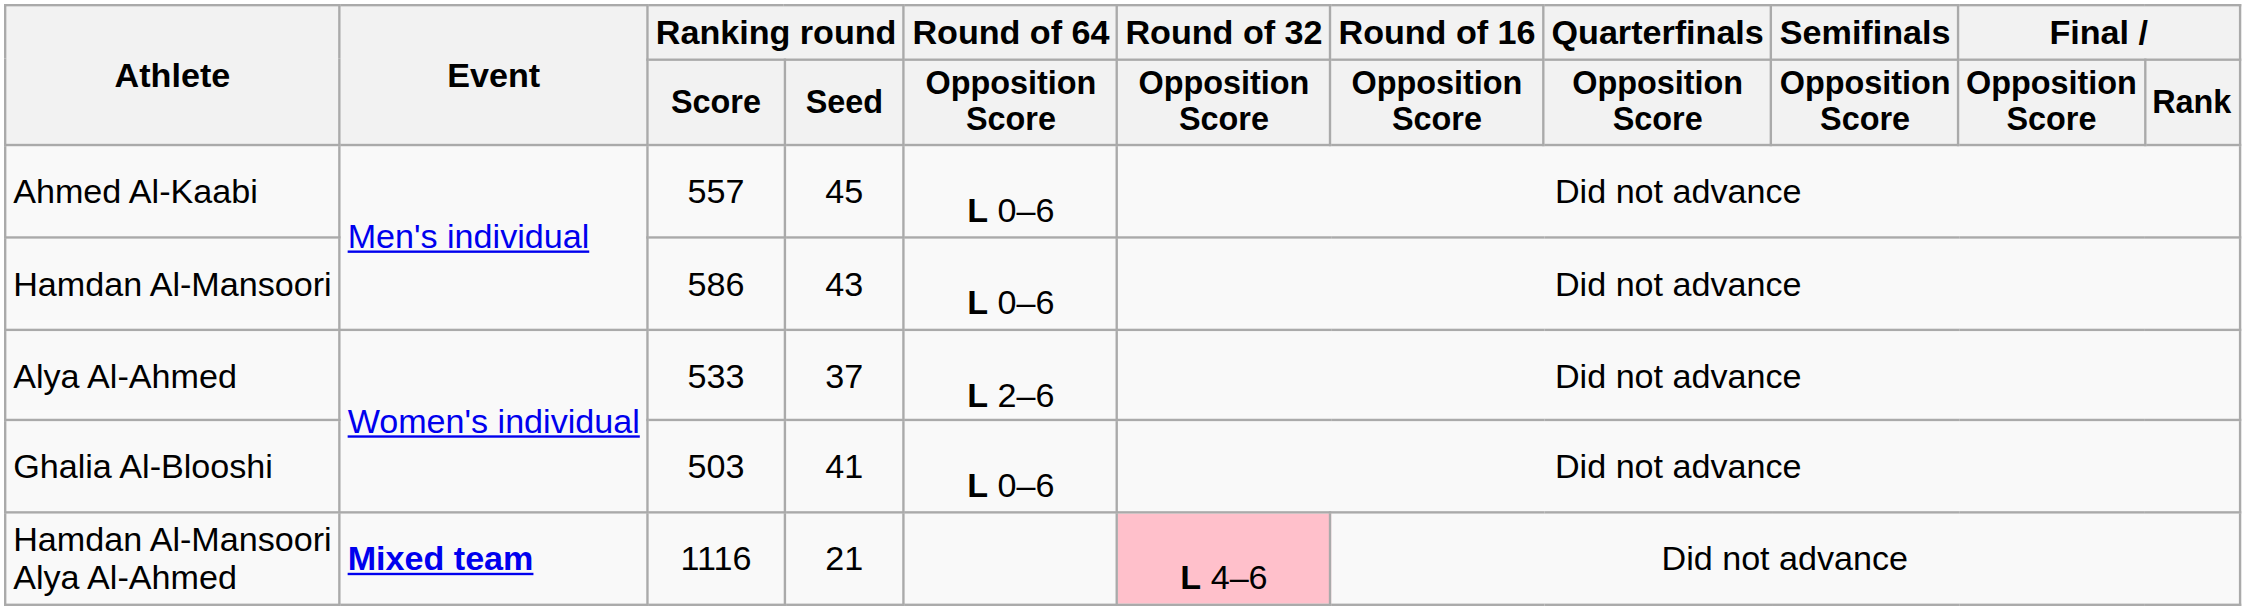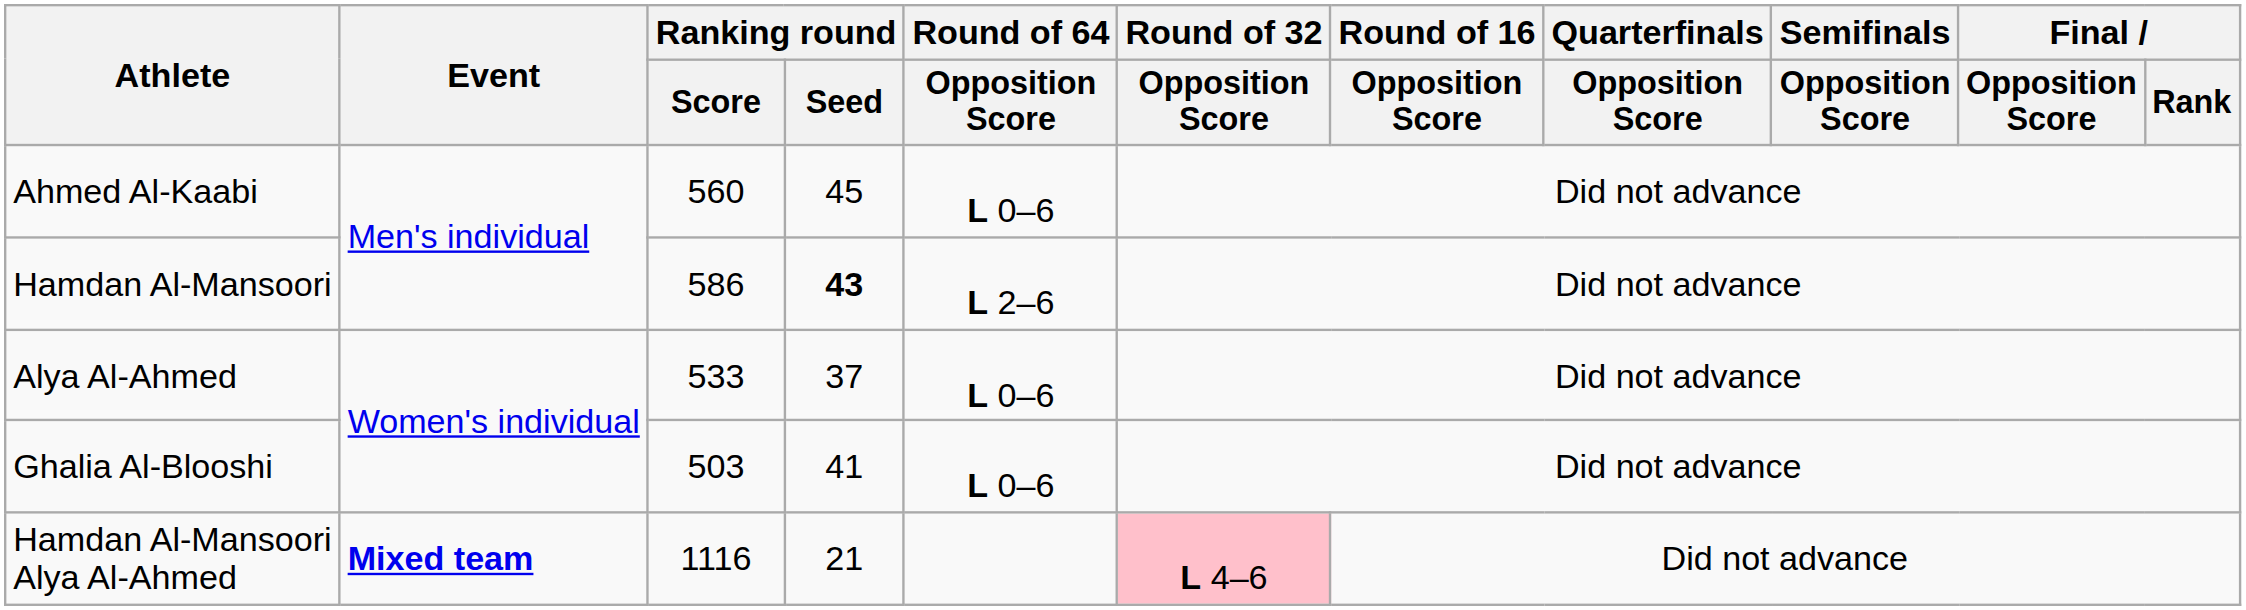(716, 192) 557 -> (716, 192) 560
(844, 284) normal -> (844, 284) bold
(1011, 303) L 0–6 -> (1011, 303) L 2–6
(1011, 394) L 2–6 -> (1011, 394) L 0–6
